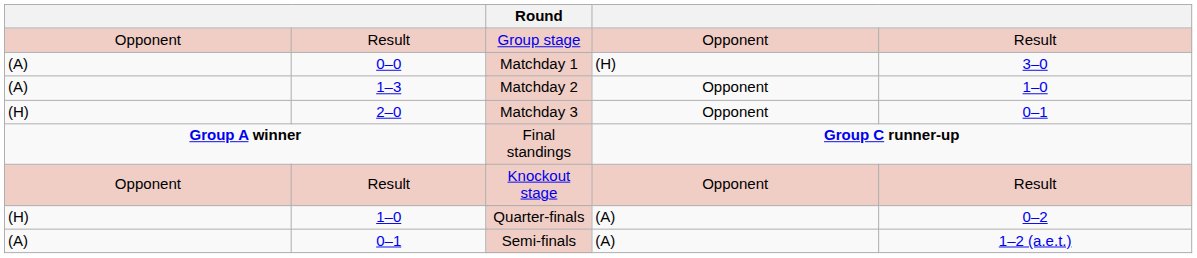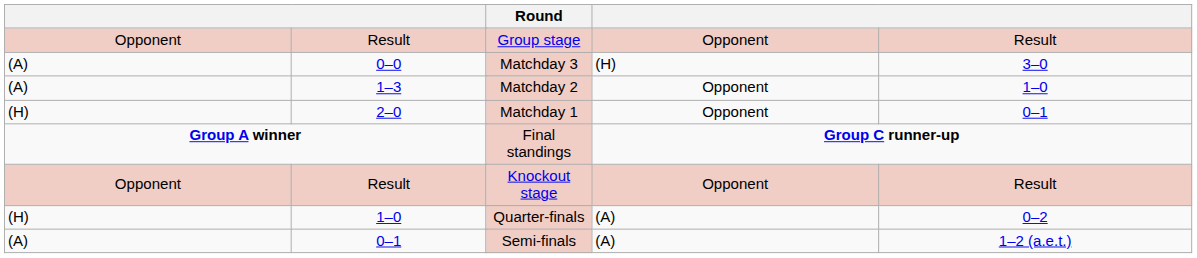(539, 64) Matchday 1 -> (539, 64) Matchday 3
(539, 111) Matchday 3 -> (539, 111) Matchday 1
